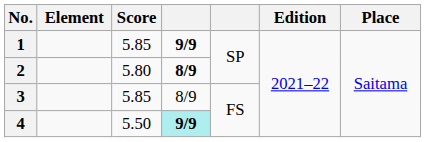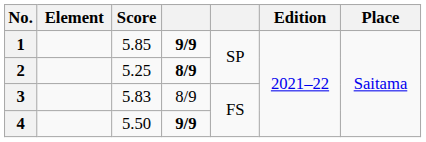(137, 70) 5.80 -> (137, 70) 5.25
(137, 96) 5.85 -> (137, 96) 5.83
(186, 123) paleturquoise background -> (186, 123) no background
